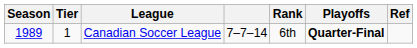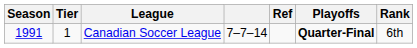columns swapped: (288, 14) <-> (400, 14)
(29, 33) 1989 -> (29, 33) 1991
